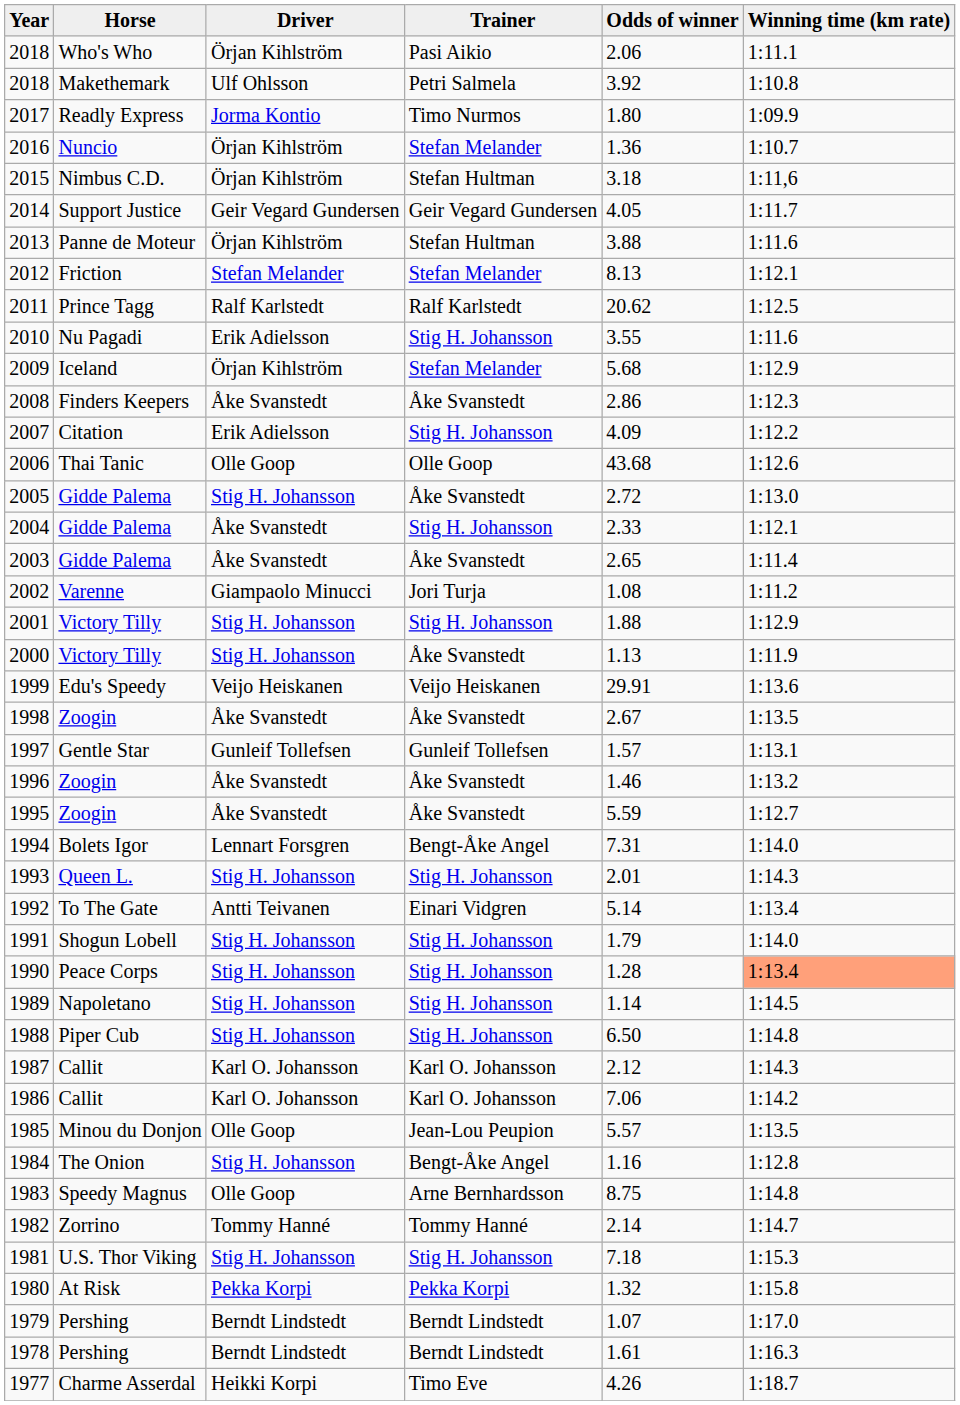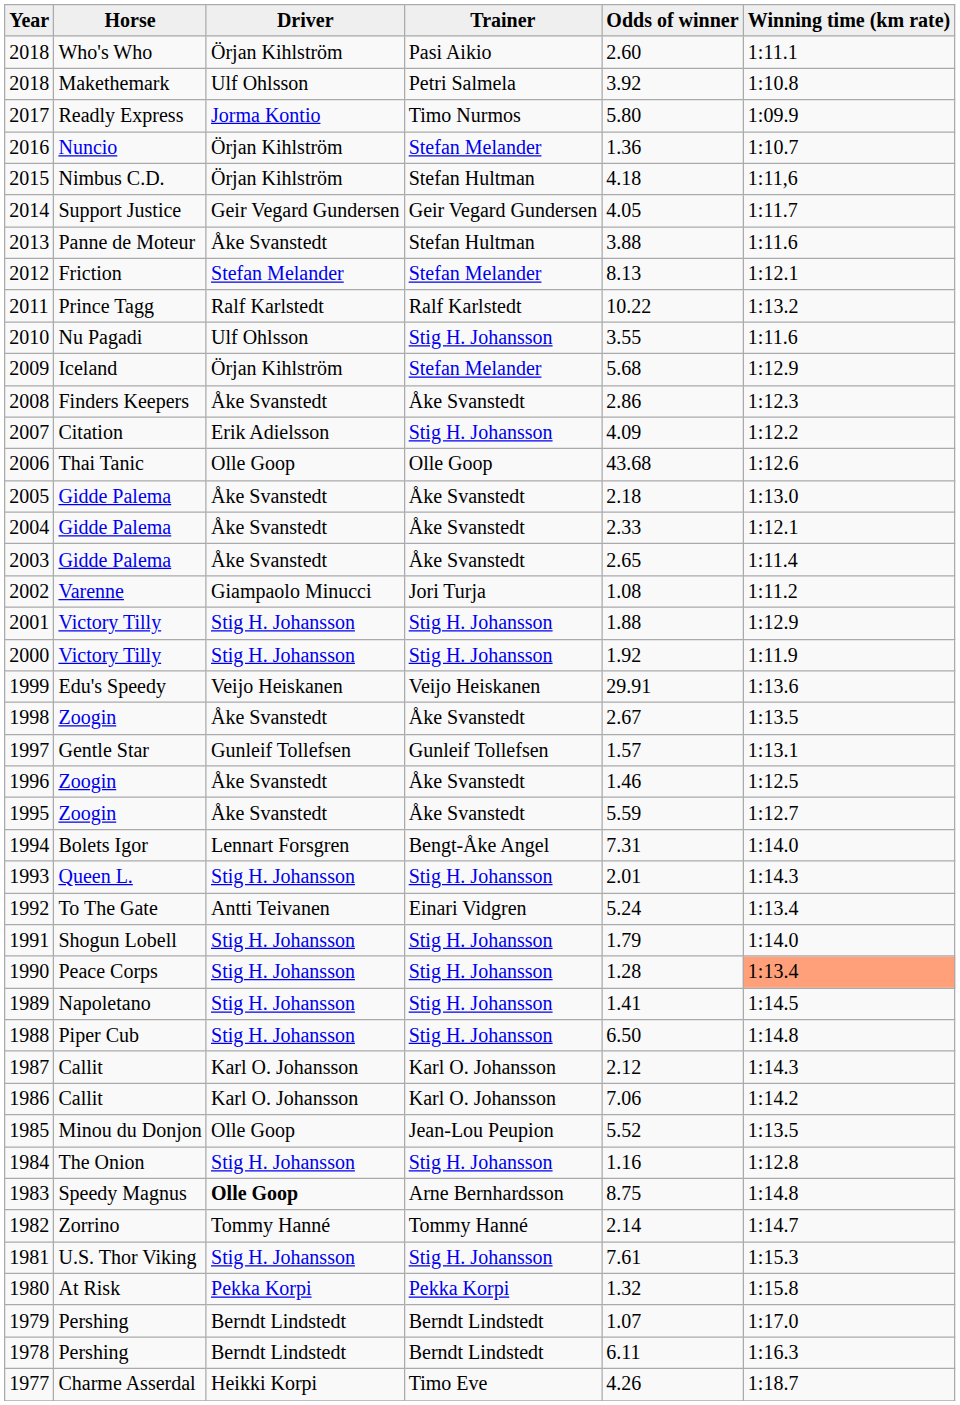(624, 52) 2.06 -> (624, 52) 2.60
(624, 115) 1.80 -> (624, 115) 5.80
(624, 178) 3.18 -> (624, 178) 4.18
(277, 242) Örjan Kihlström -> (269, 242) Åke Svanstedt
(629, 305) 20.62 -> (629, 305) 10.22
(773, 305) 1:12.5 -> (773, 305) 1:13.2
(270, 337) Erik Adielsson -> (260, 337) Ulf Ohlsson
(283, 496) Stig H. Johansson -> (269, 496) Åke Svanstedt
(624, 496) 2.72 -> (624, 496) 2.18
(481, 527) Stig H. Johansson -> (467, 527) Åke Svanstedt
(467, 654) Åke Svanstedt -> (481, 654) Stig H. Johansson
(624, 654) 1.13 -> (624, 654) 1.92
(773, 781) 1:13.2 -> (773, 781) 1:12.5
(624, 908) 5.14 -> (624, 908) 5.24
(624, 1003) 1.14 -> (624, 1003) 1.41
(624, 1130) 5.57 -> (624, 1130) 5.52
(479, 1162) Bengt-Åke Angel -> (481, 1162) Stig H. Johansson
(253, 1193) normal -> (255, 1193) bold
(624, 1257) 7.18 -> (624, 1257) 7.61
(624, 1352) 1.61 -> (623, 1352) 6.11
